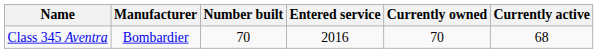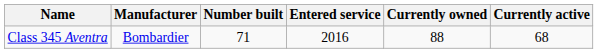(243, 37) 70 -> (243, 37) 71
(437, 37) 70 -> (437, 37) 88
